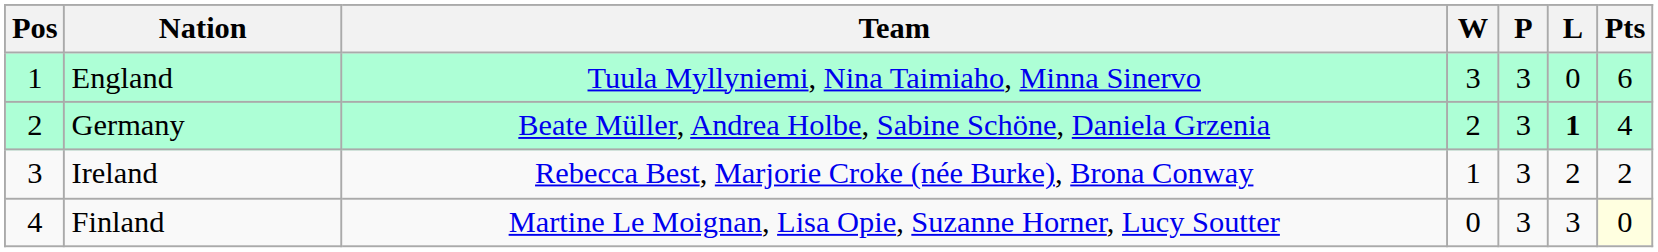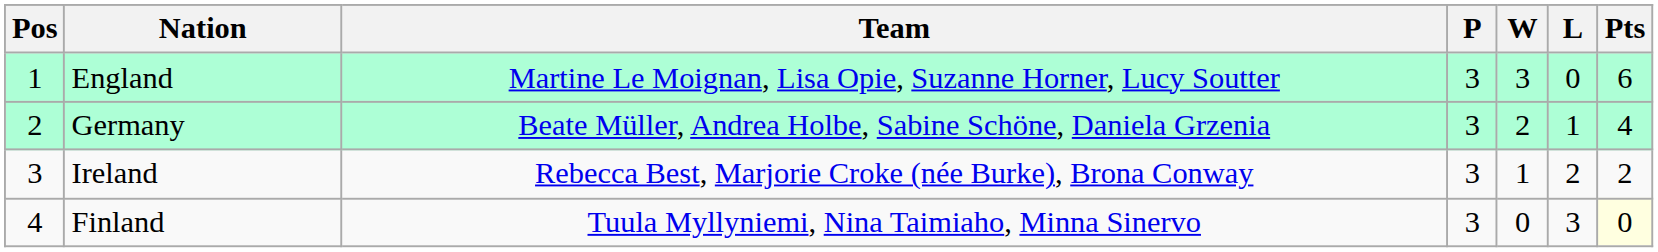columns swapped: (1523, 28) <-> (1473, 28)
(894, 76) Tuula Myllyniemi, Nina Taimiaho, Minna Sinervo -> (894, 76) Martine Le Moignan, Lisa Opie, Suzanne Horner, Lucy Soutter
(1573, 125) bold -> (1573, 125) normal
(894, 221) Martine Le Moignan, Lisa Opie, Suzanne Horner, Lucy Soutter -> (894, 221) Tuula Myllyniemi, Nina Taimiaho, Minna Sinervo
